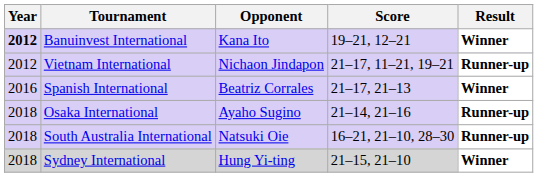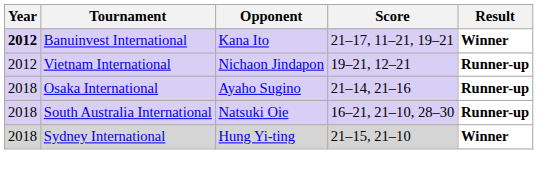(371, 40) 19–21, 12–21 -> (392, 40) 21–17, 11–21, 19–21
(392, 64) 21–17, 11–21, 19–21 -> (371, 64) 19–21, 12–21
- row: (106, 88)
